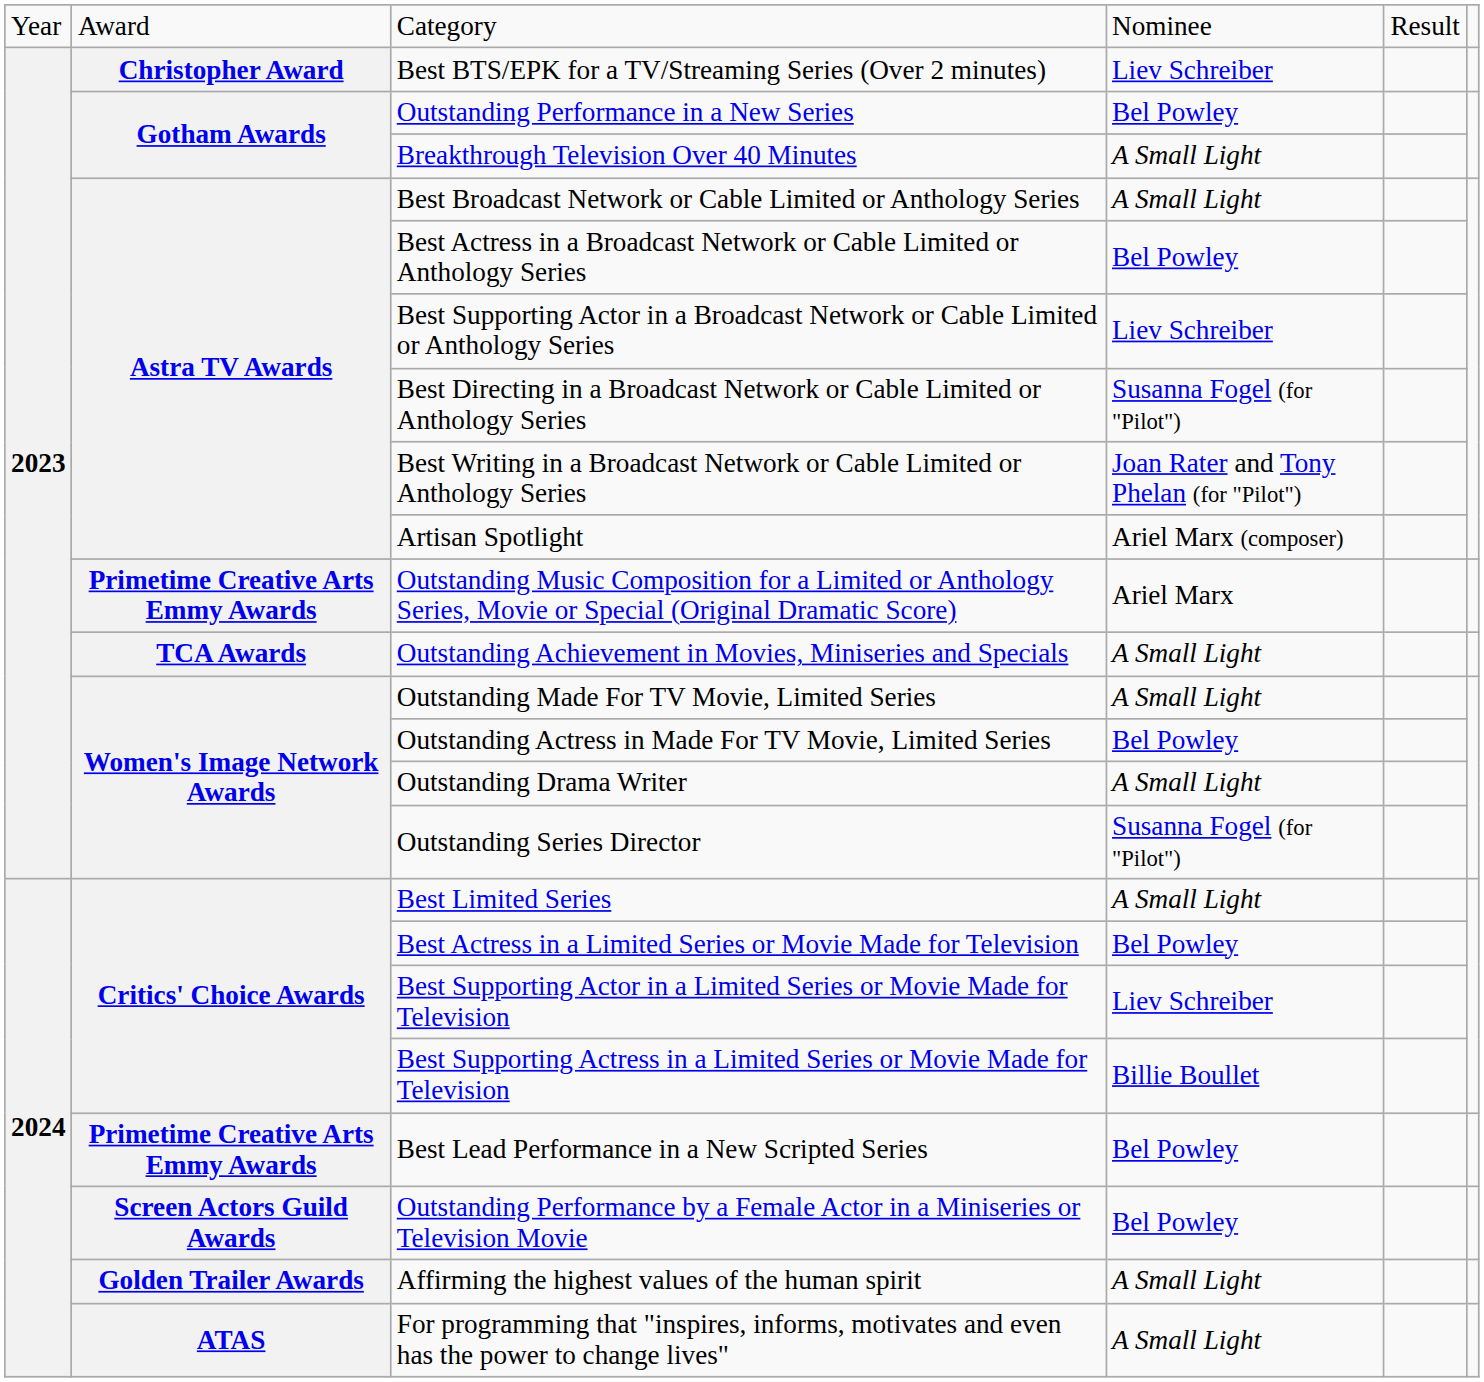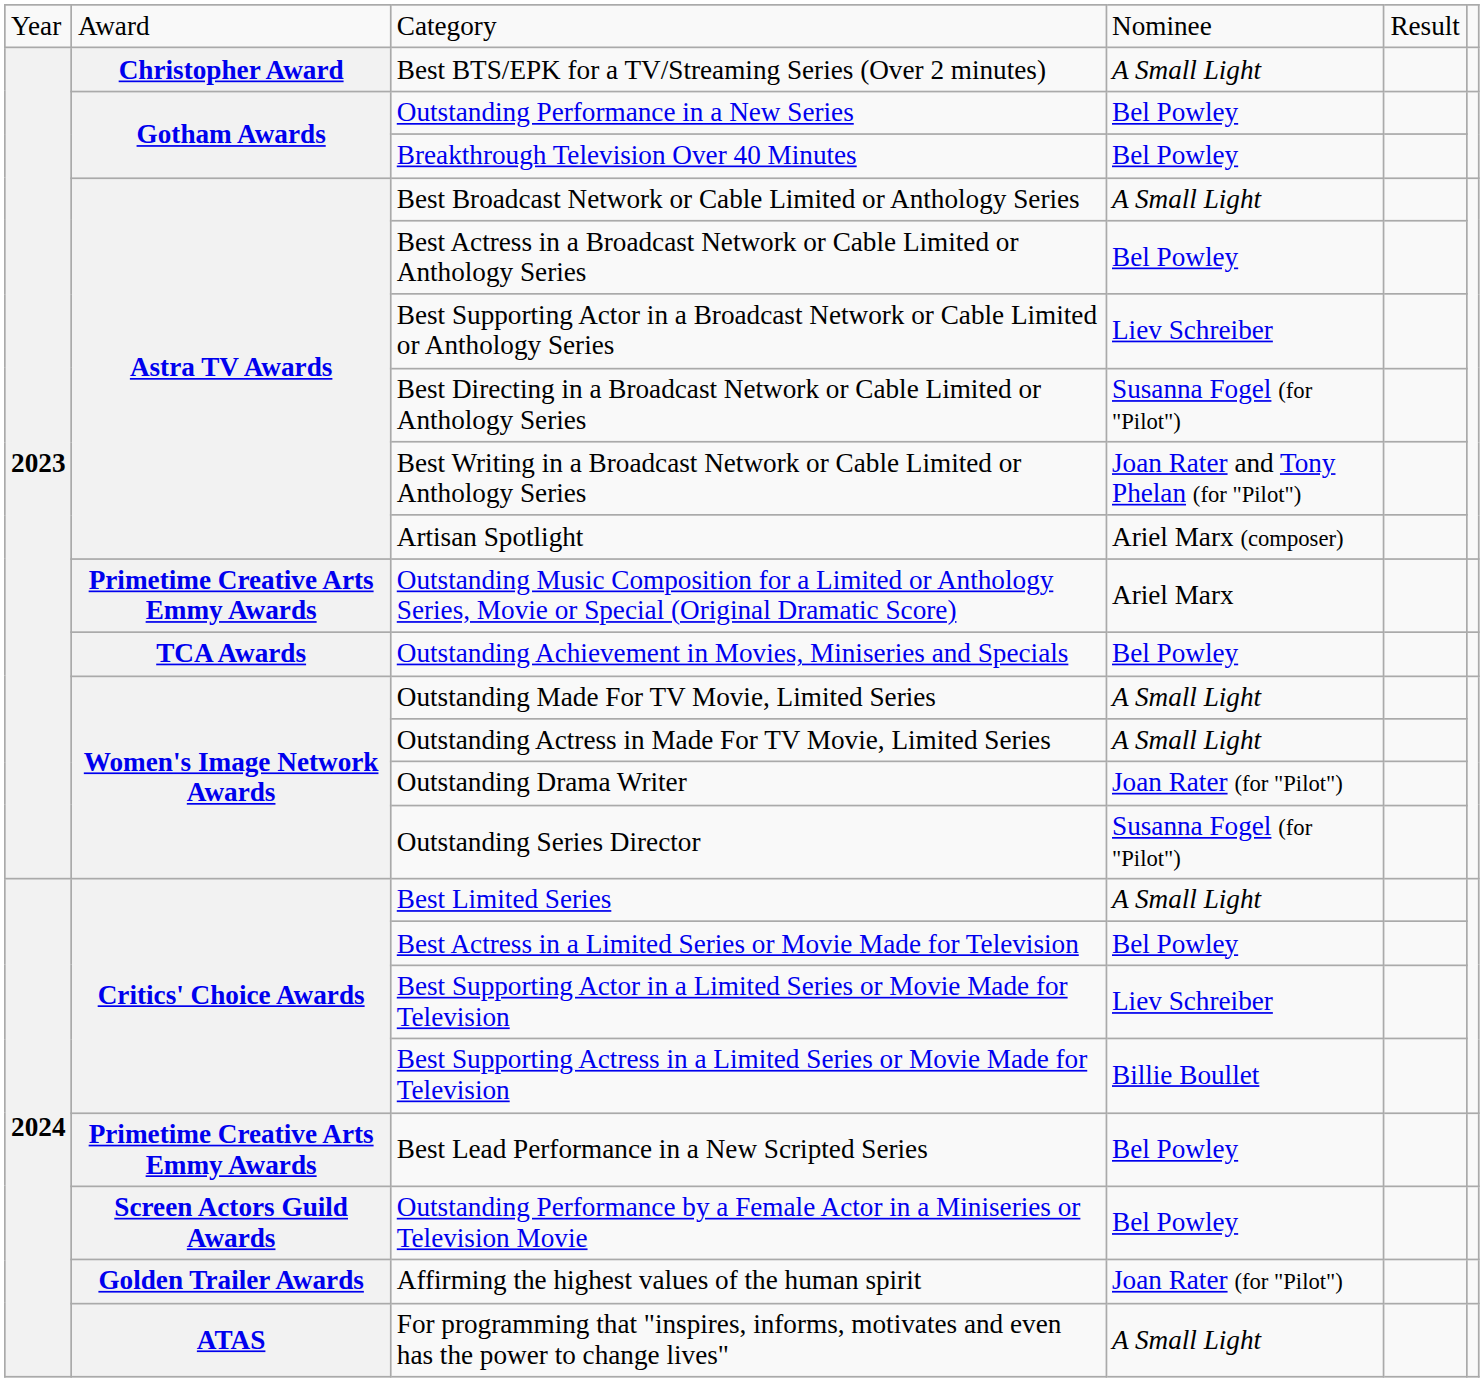(1192, 69) Liev Schreiber -> (1187, 69) A Small Light
(1187, 155) A Small Light -> (1175, 155) Bel Powley
(1187, 653) A Small Light -> (1175, 653) Bel Powley
(1175, 739) Bel Powley -> (1187, 739) A Small Light
(1187, 782) A Small Light -> (1227, 782) Joan Rater (for "Pilot")
(1187, 1281) A Small Light -> (1227, 1281) Joan Rater (for "Pilot")
